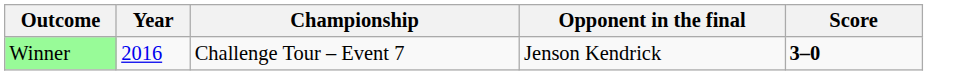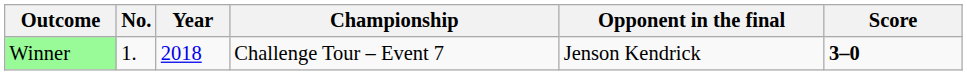+ column: (136, 20)
(142, 53) 2016 -> (181, 53) 2018
